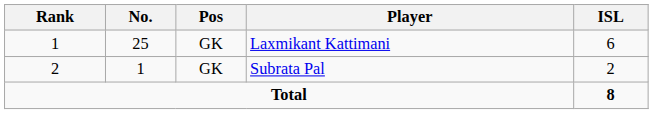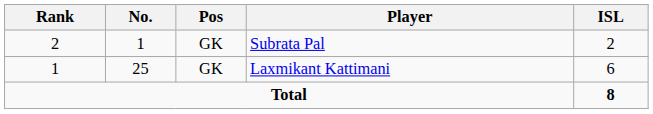rows swapped: (320, 43) <-> (287, 69)
